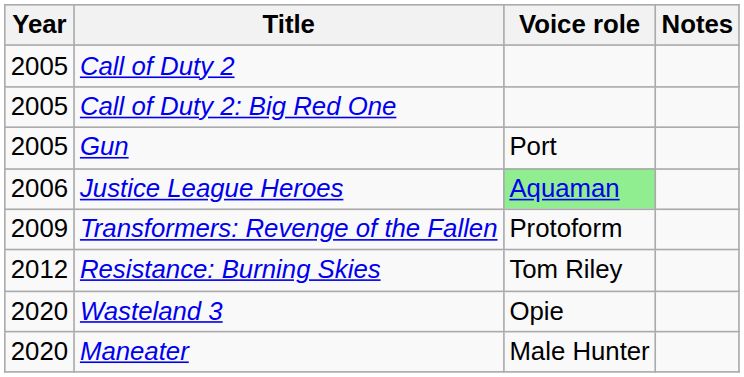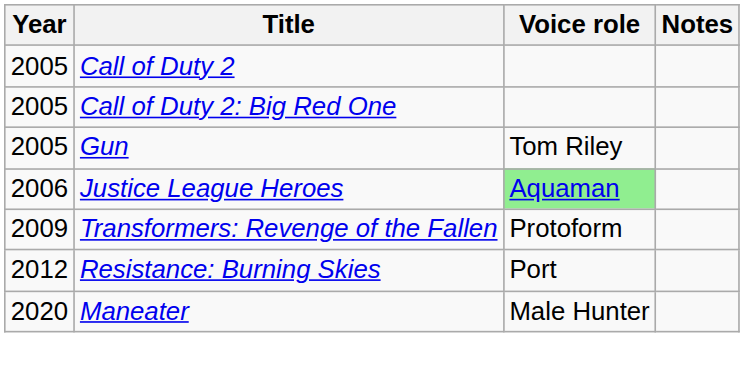(533, 147) Port -> (566, 147) Tom Riley
(566, 270) Tom Riley -> (533, 270) Port
- row: (151, 310)
